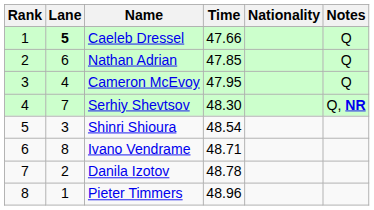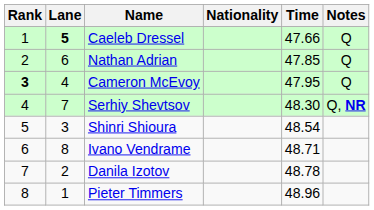columns swapped: (284, 15) <-> (224, 15)
(25, 82) normal -> (25, 82) bold
